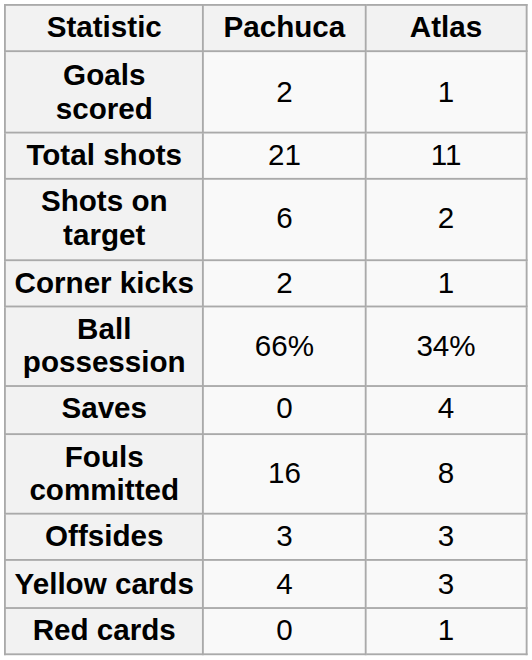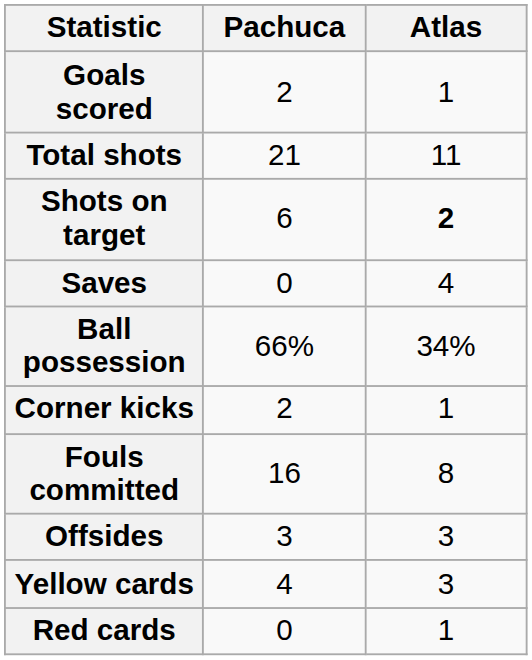(446, 218) normal -> (446, 218) bold
rows swapped: (104, 409) <-> (104, 282)
